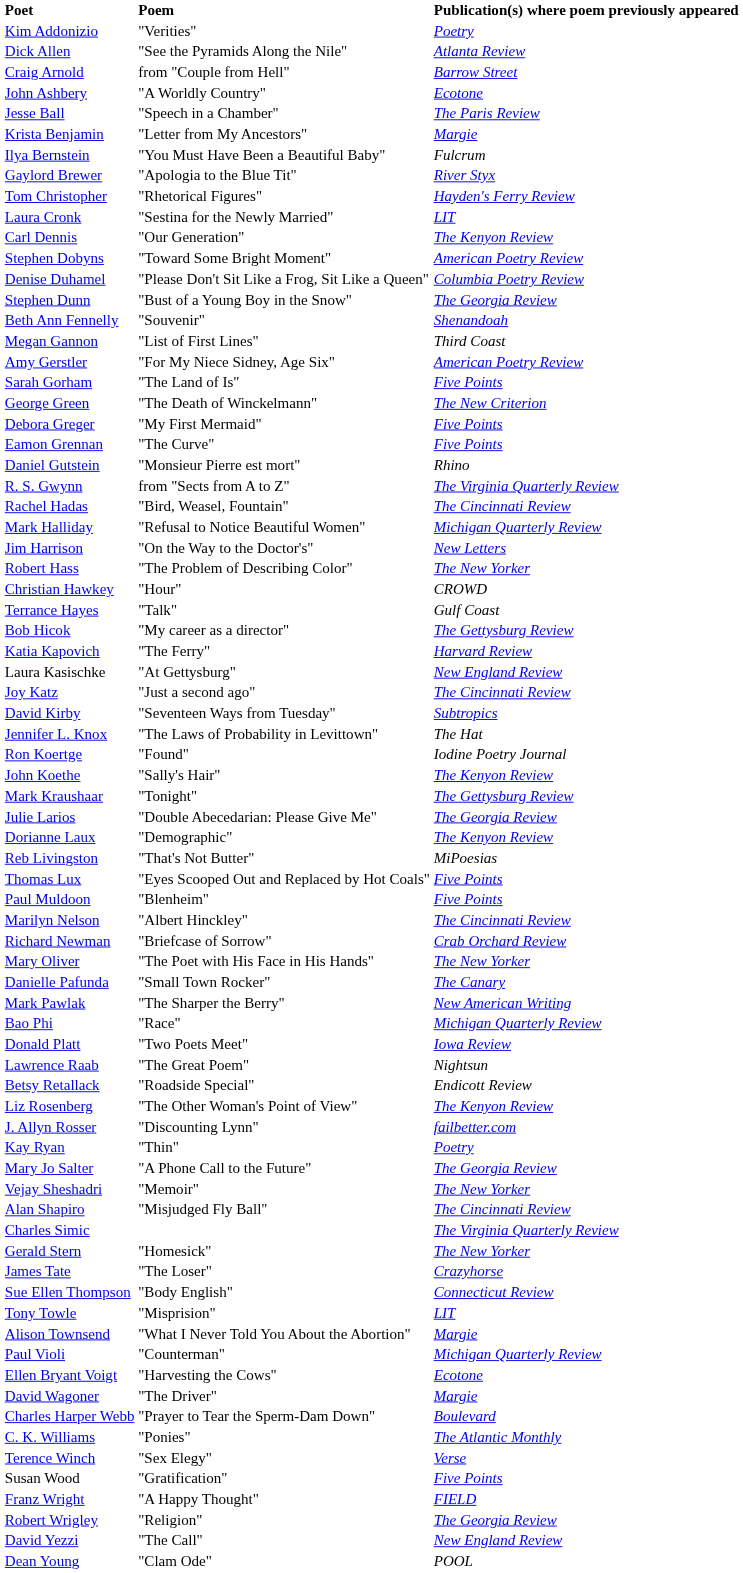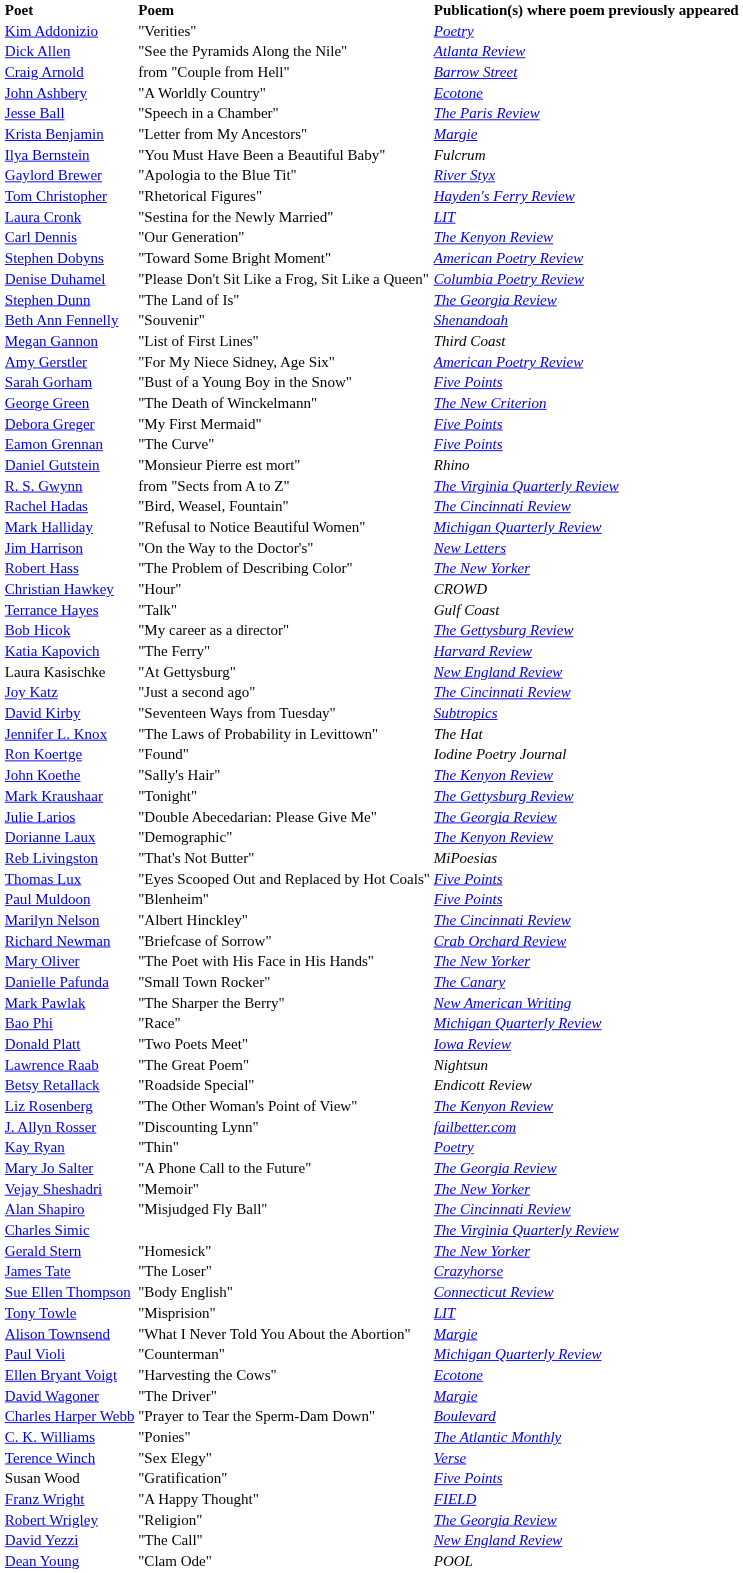(245, 299) "Bust of a Young Boy in the Snow" -> (189, 299) "The Land of Is"
(189, 382) "The Land of Is" -> (245, 382) "Bust of a Young Boy in the Snow"
